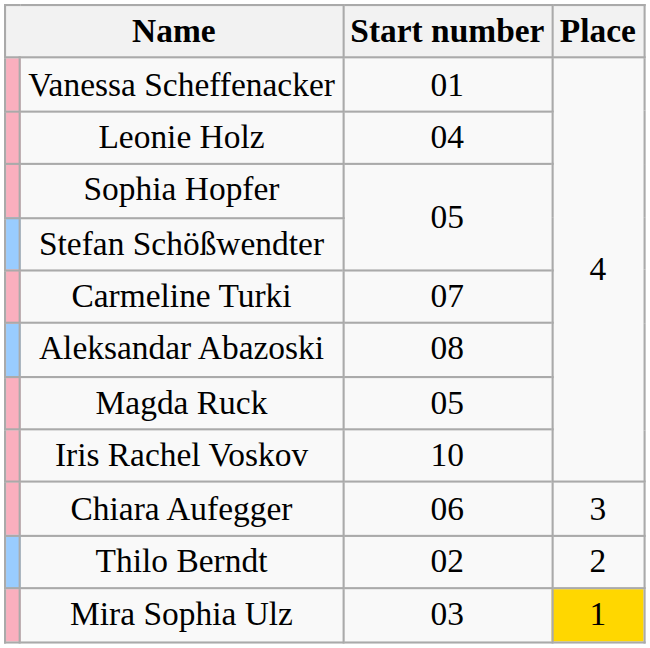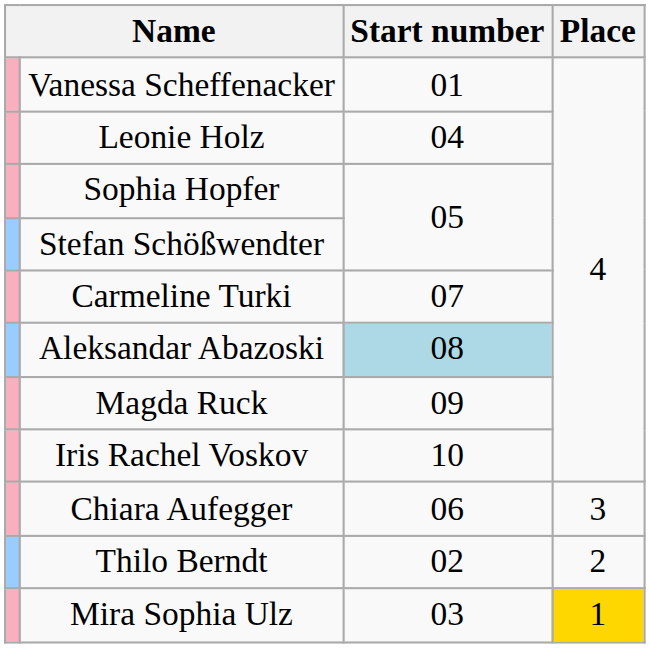(447, 349) no background -> (447, 349) lightblue background
(447, 402) 05 -> (447, 402) 09
